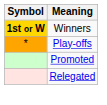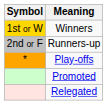(26, 28) bold -> (25, 28) normal
+ row: (74, 44)
